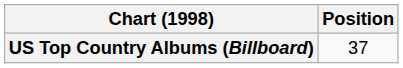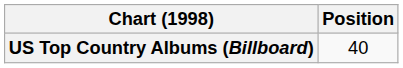(358, 47) 37 -> (358, 47) 40
